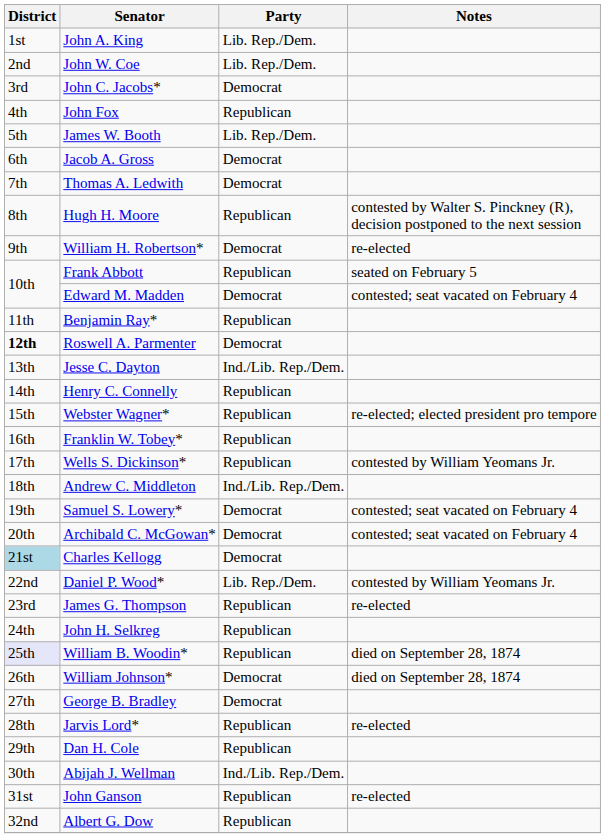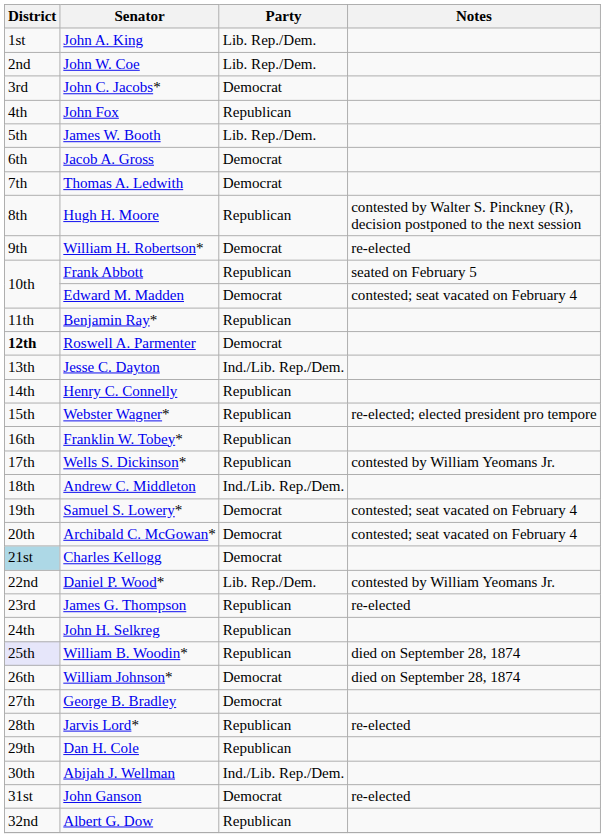(257, 796) Republican -> (252, 796) Democrat
